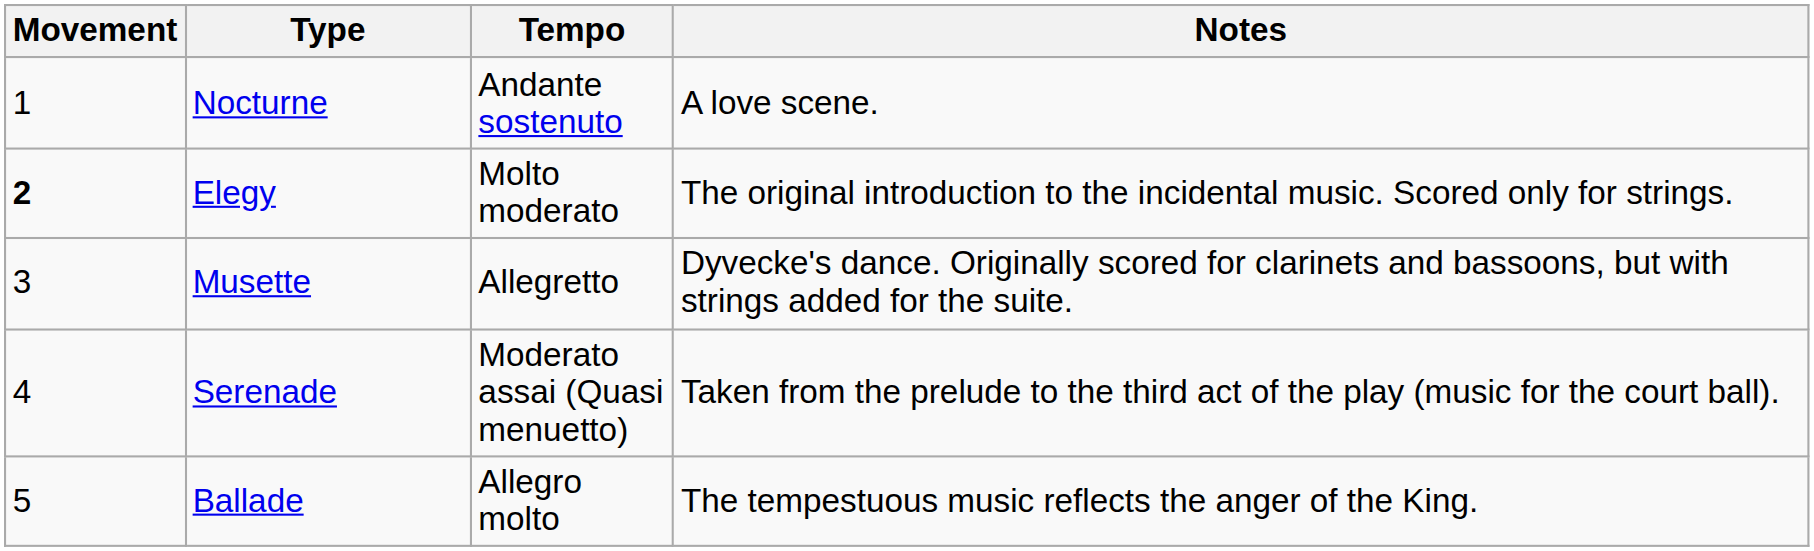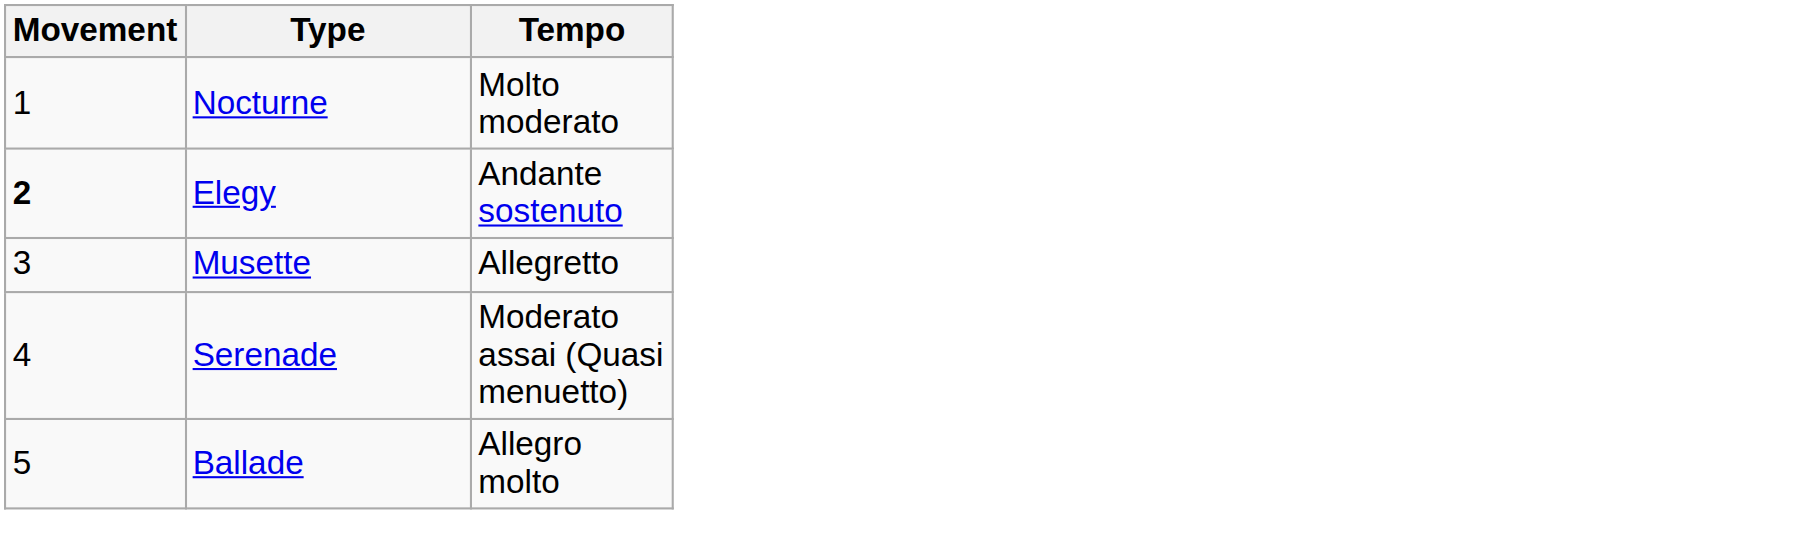- column: (1241, 30)
(551, 102) Andante sostenuto -> (549, 102) Molto moderato
(549, 192) Molto moderato -> (551, 192) Andante sostenuto
